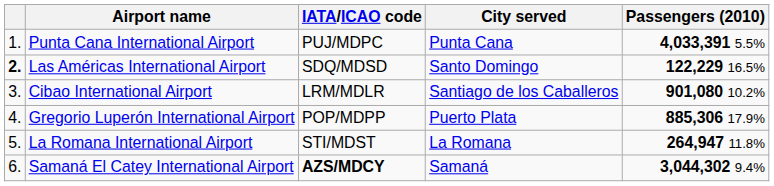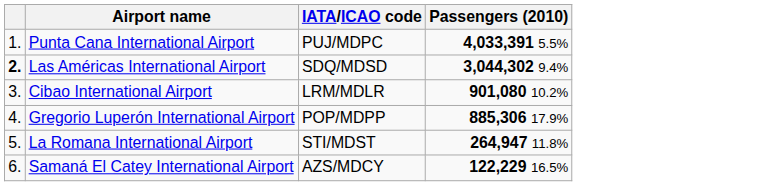- column: (524, 17)
(715, 67) 122,229 16.5% -> (516, 67) 3,044,302 9.4%
(343, 167) bold -> (343, 167) normal
(712, 167) 3,044,302 9.4% -> (519, 167) 122,229 16.5%
